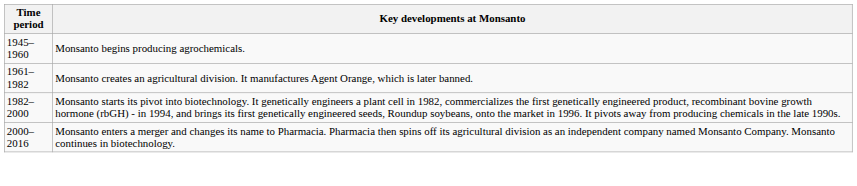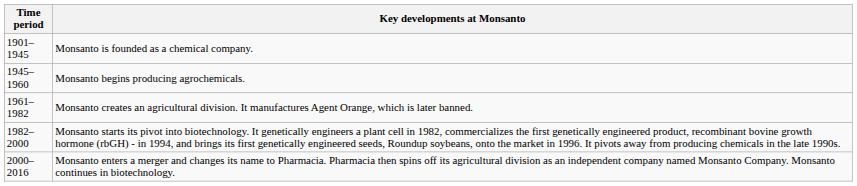+ row: (154, 48)
